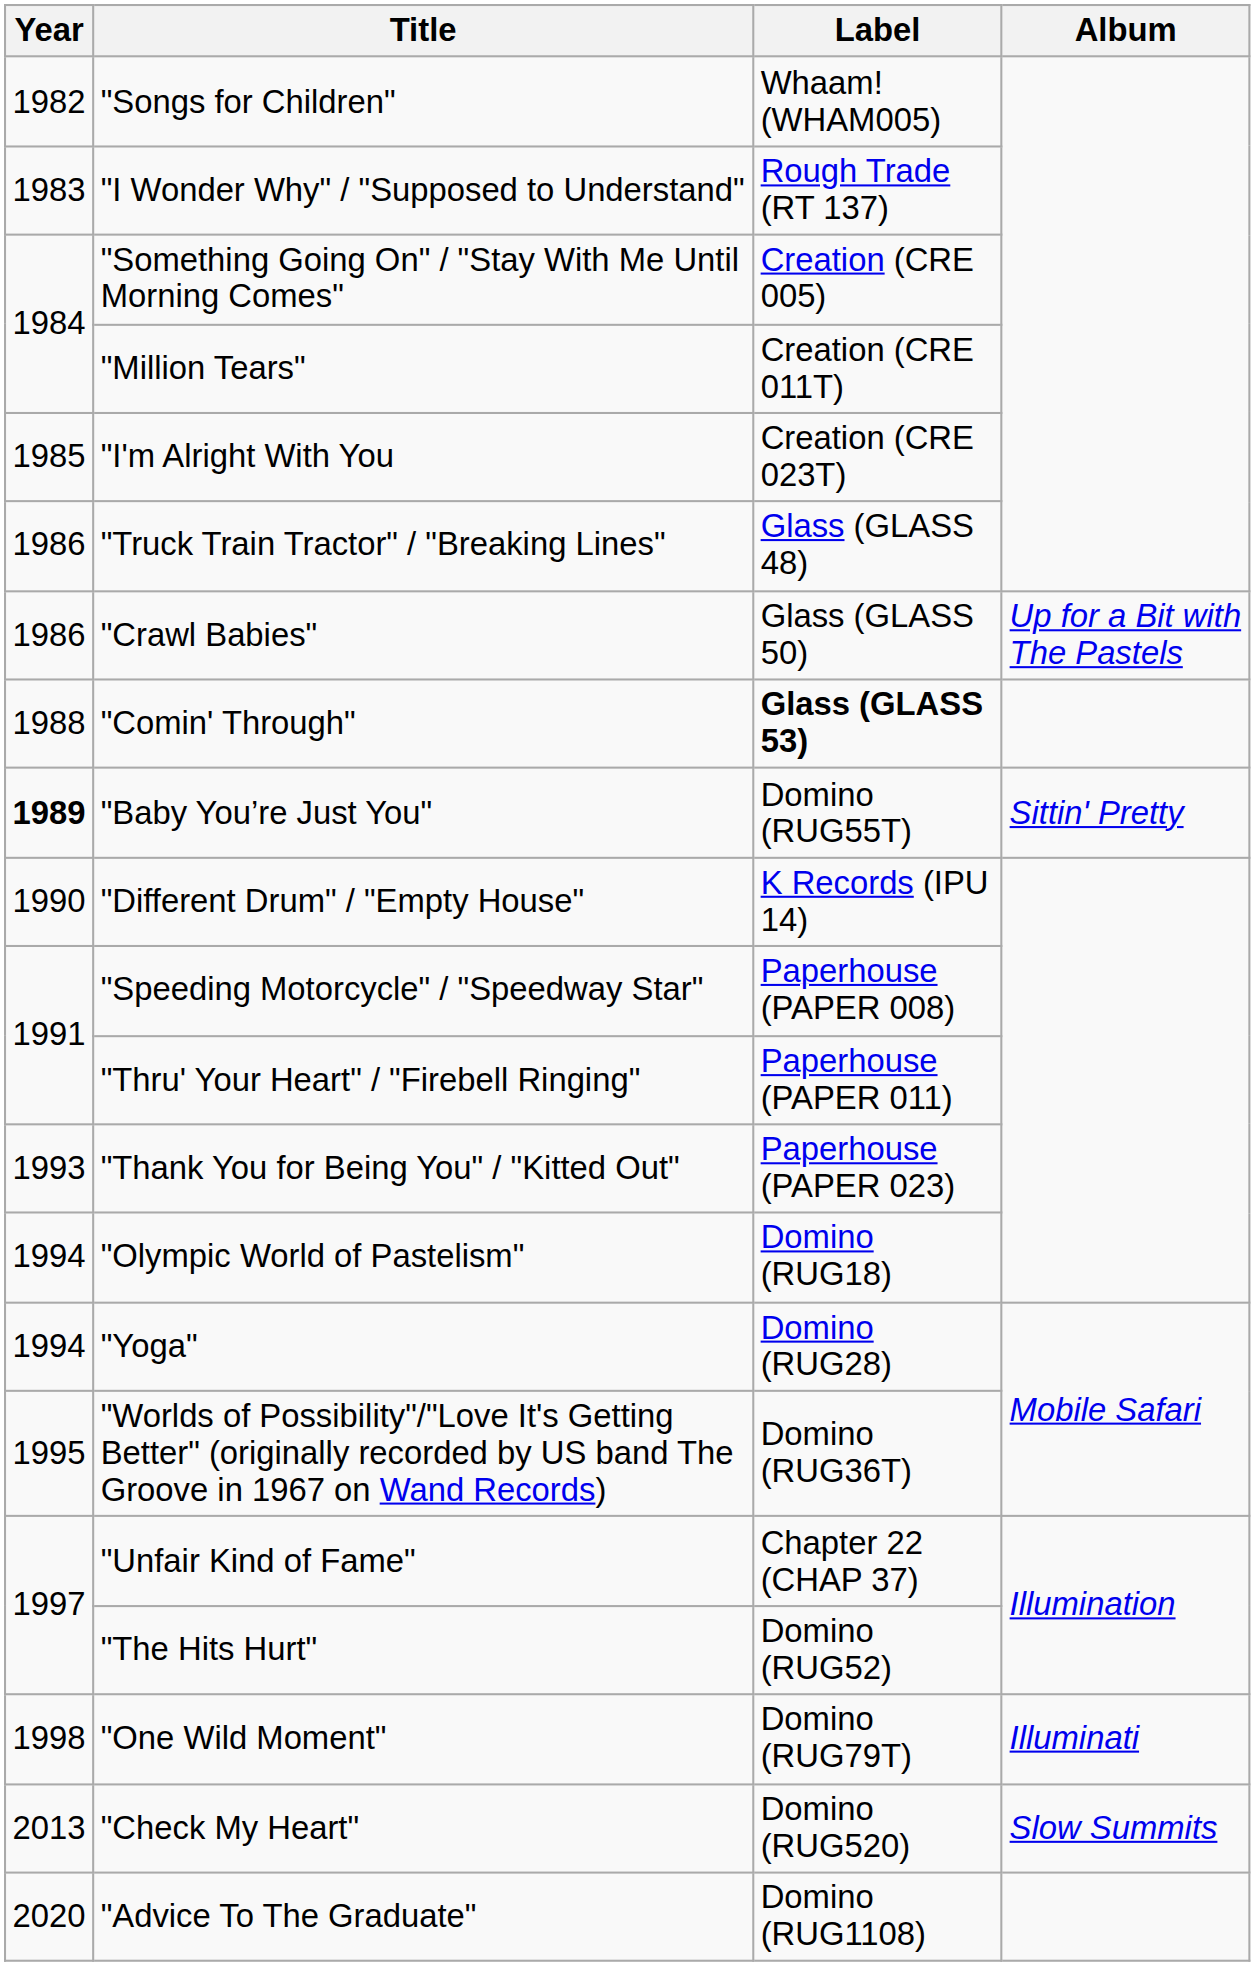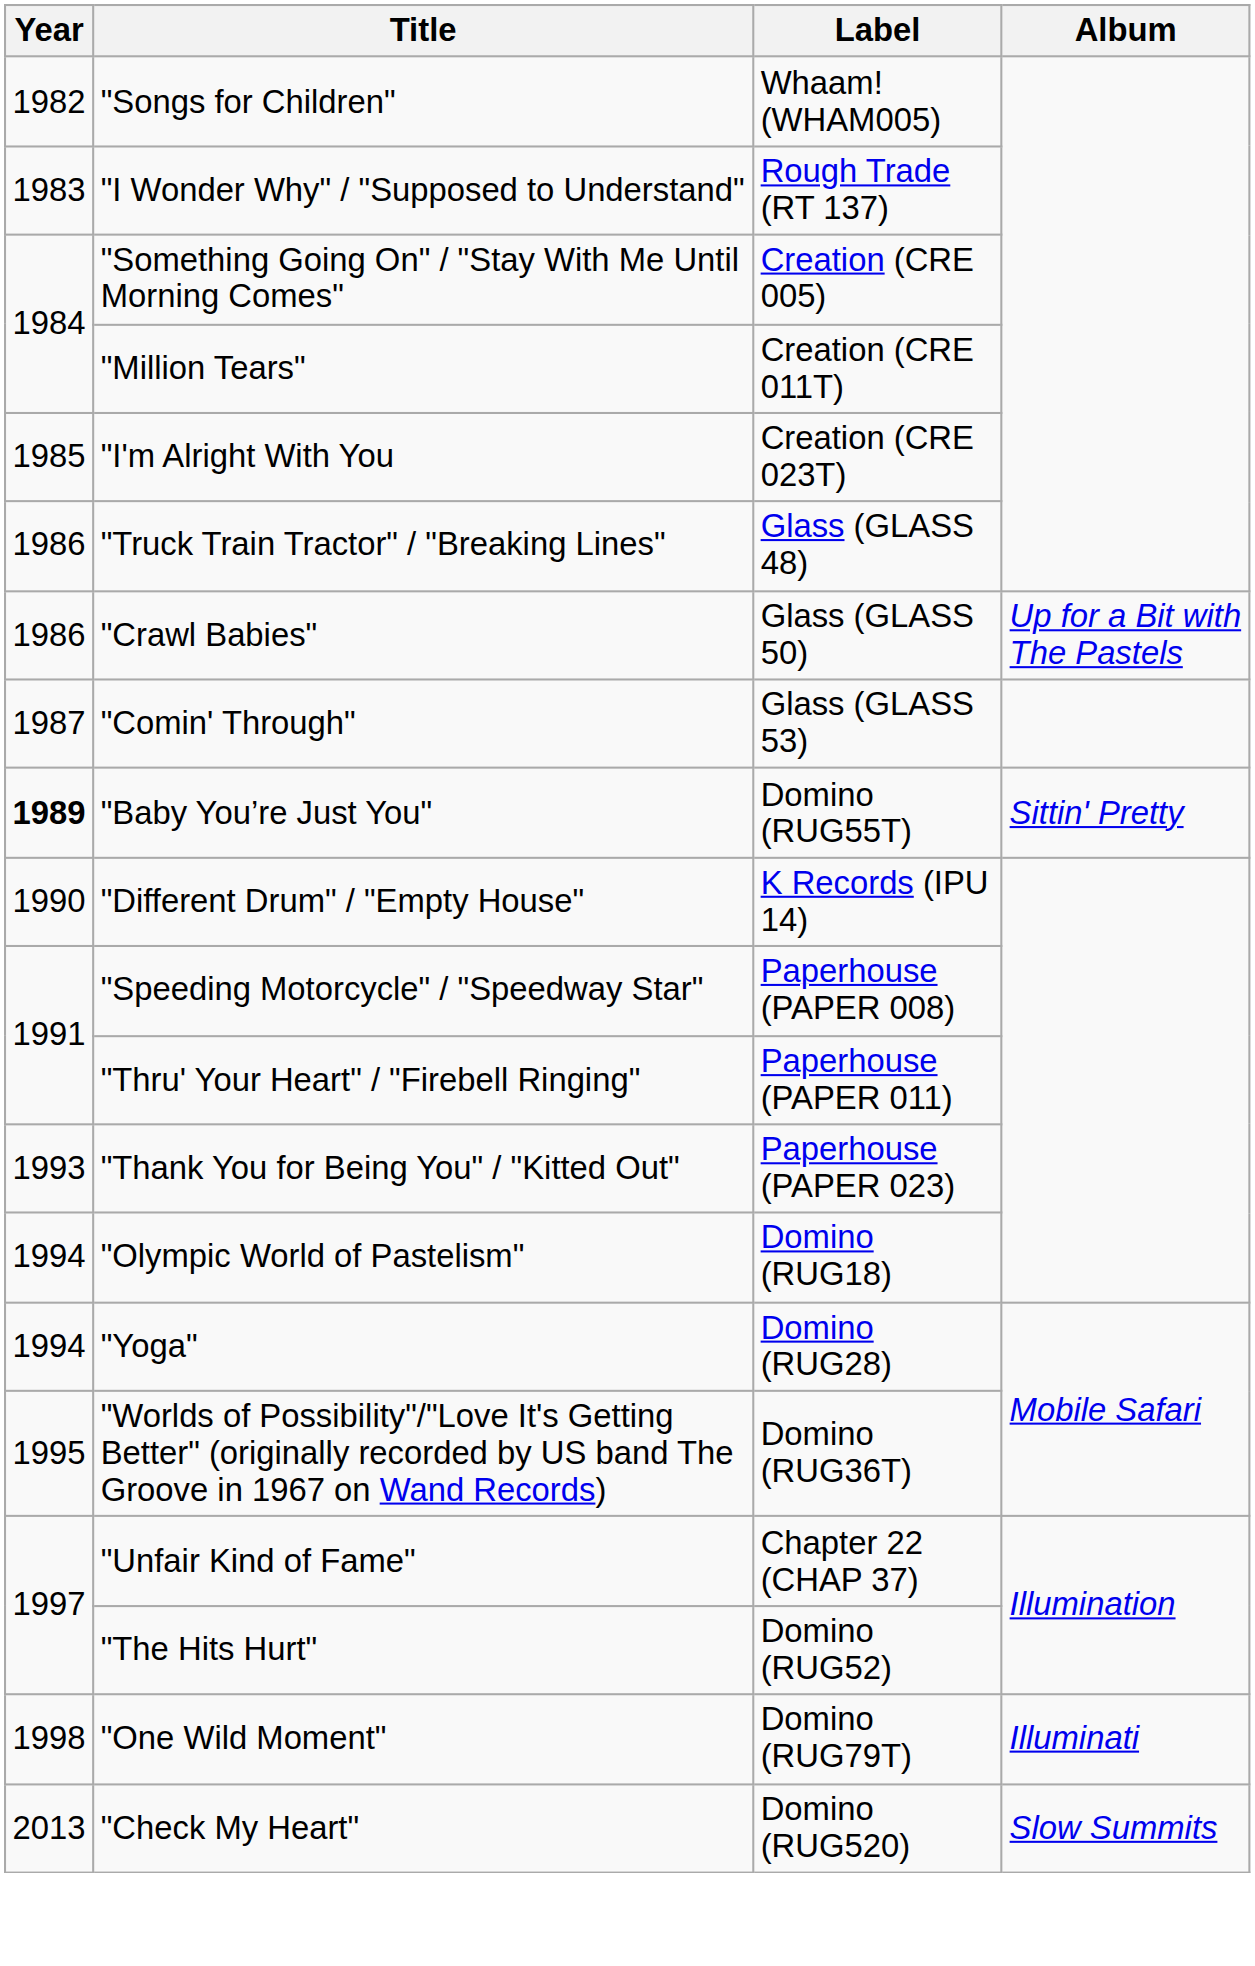(49, 723) 1988 -> (49, 723) 1987
(872, 723) bold -> (867, 723) normal
- row: (289, 1916)
